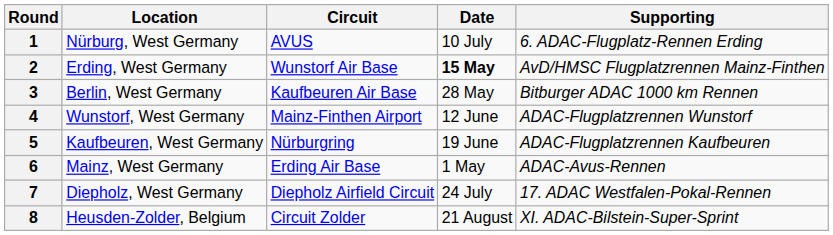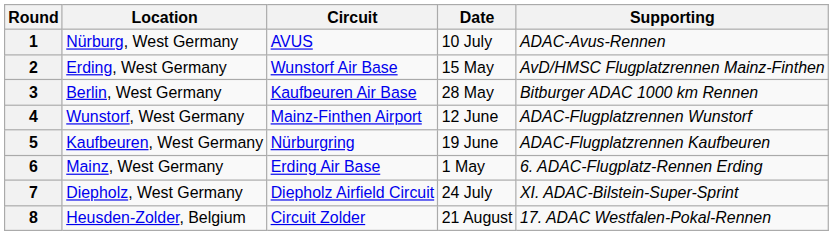(641, 42) 6. ADAC-Flugplatz-Rennen Erding -> (593, 42) ADAC-Avus-Rennen
(468, 67) bold -> (468, 67) normal
(593, 167) ADAC-Avus-Rennen -> (641, 167) 6. ADAC-Flugplatz-Rennen Erding
(646, 192) 17. ADAC Westfalen-Pokal-Rennen -> (629, 192) XI. ADAC-Bilstein-Super-Sprint
(629, 217) XI. ADAC-Bilstein-Super-Sprint -> (646, 217) 17. ADAC Westfalen-Pokal-Rennen
